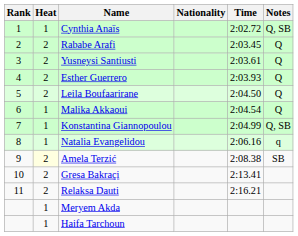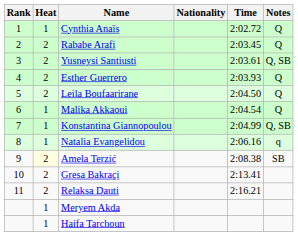(278, 28) Q, SB -> (278, 28) Q
(278, 61) Q -> (278, 61) Q, SB
